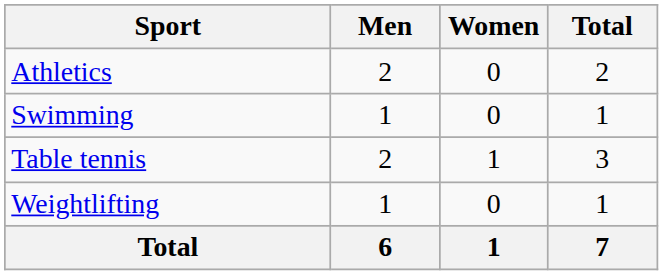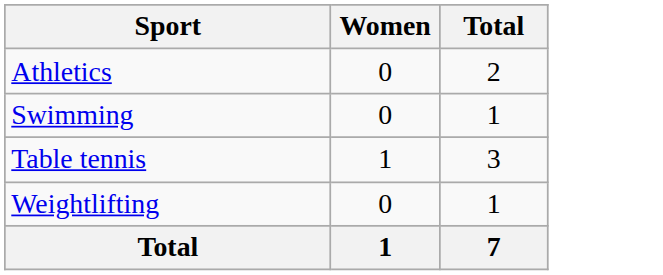- column: (385, 26)
